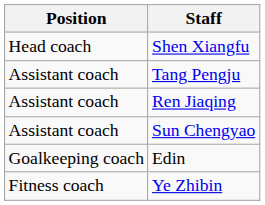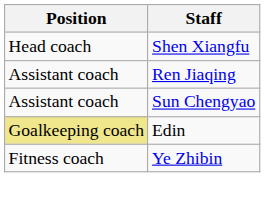- row: (196, 74)
(76, 158) no background -> (76, 130) khaki background
